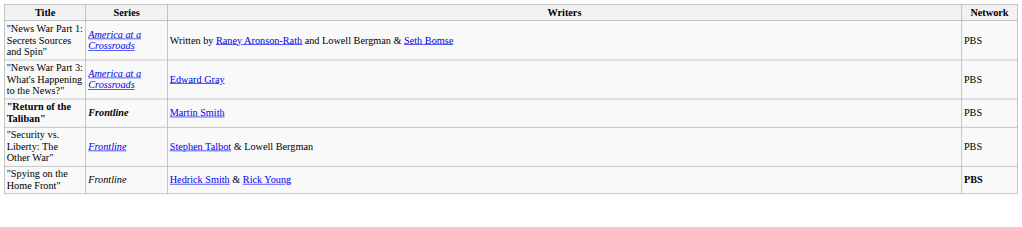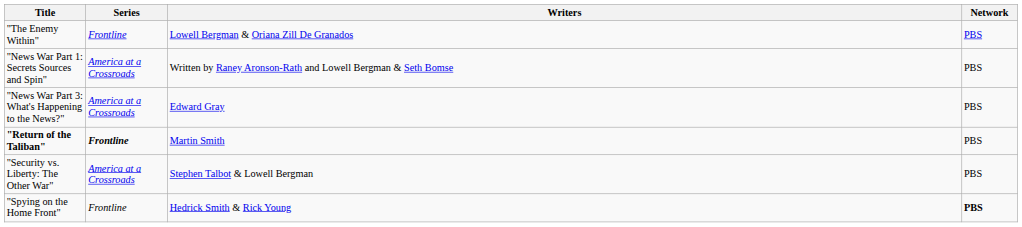+ row: (33, 34)
(107, 146) Frontline -> (115, 174) America at a Crossroads
